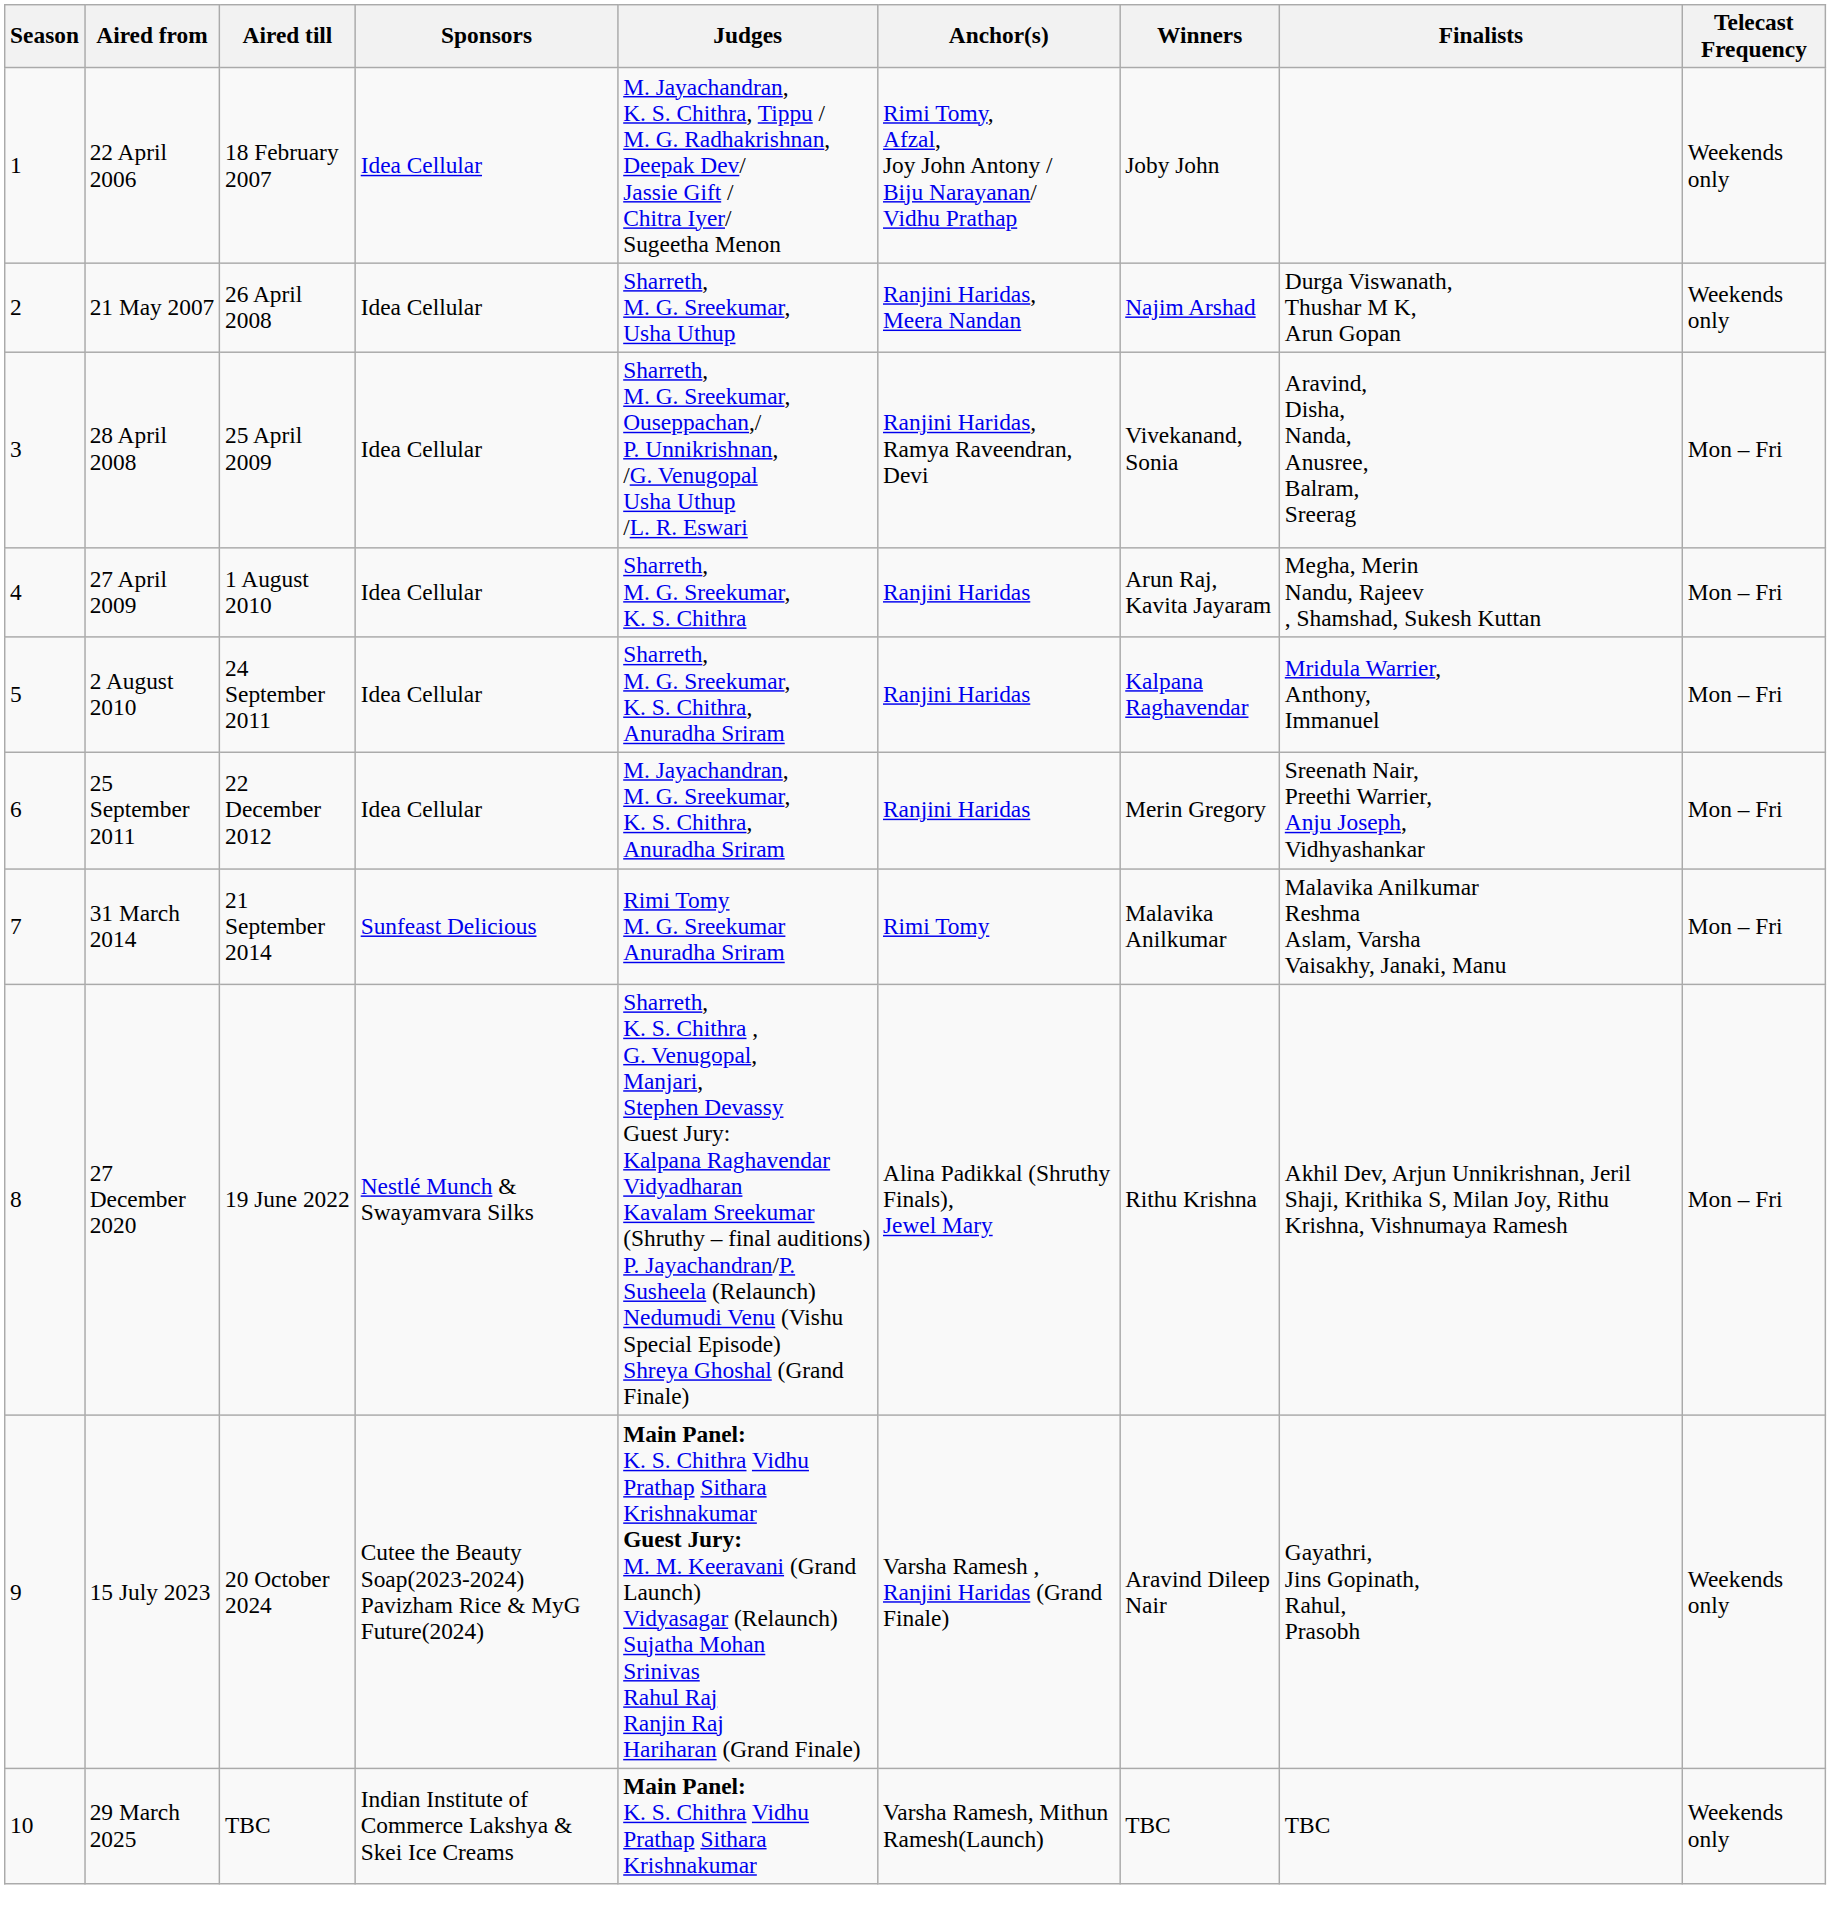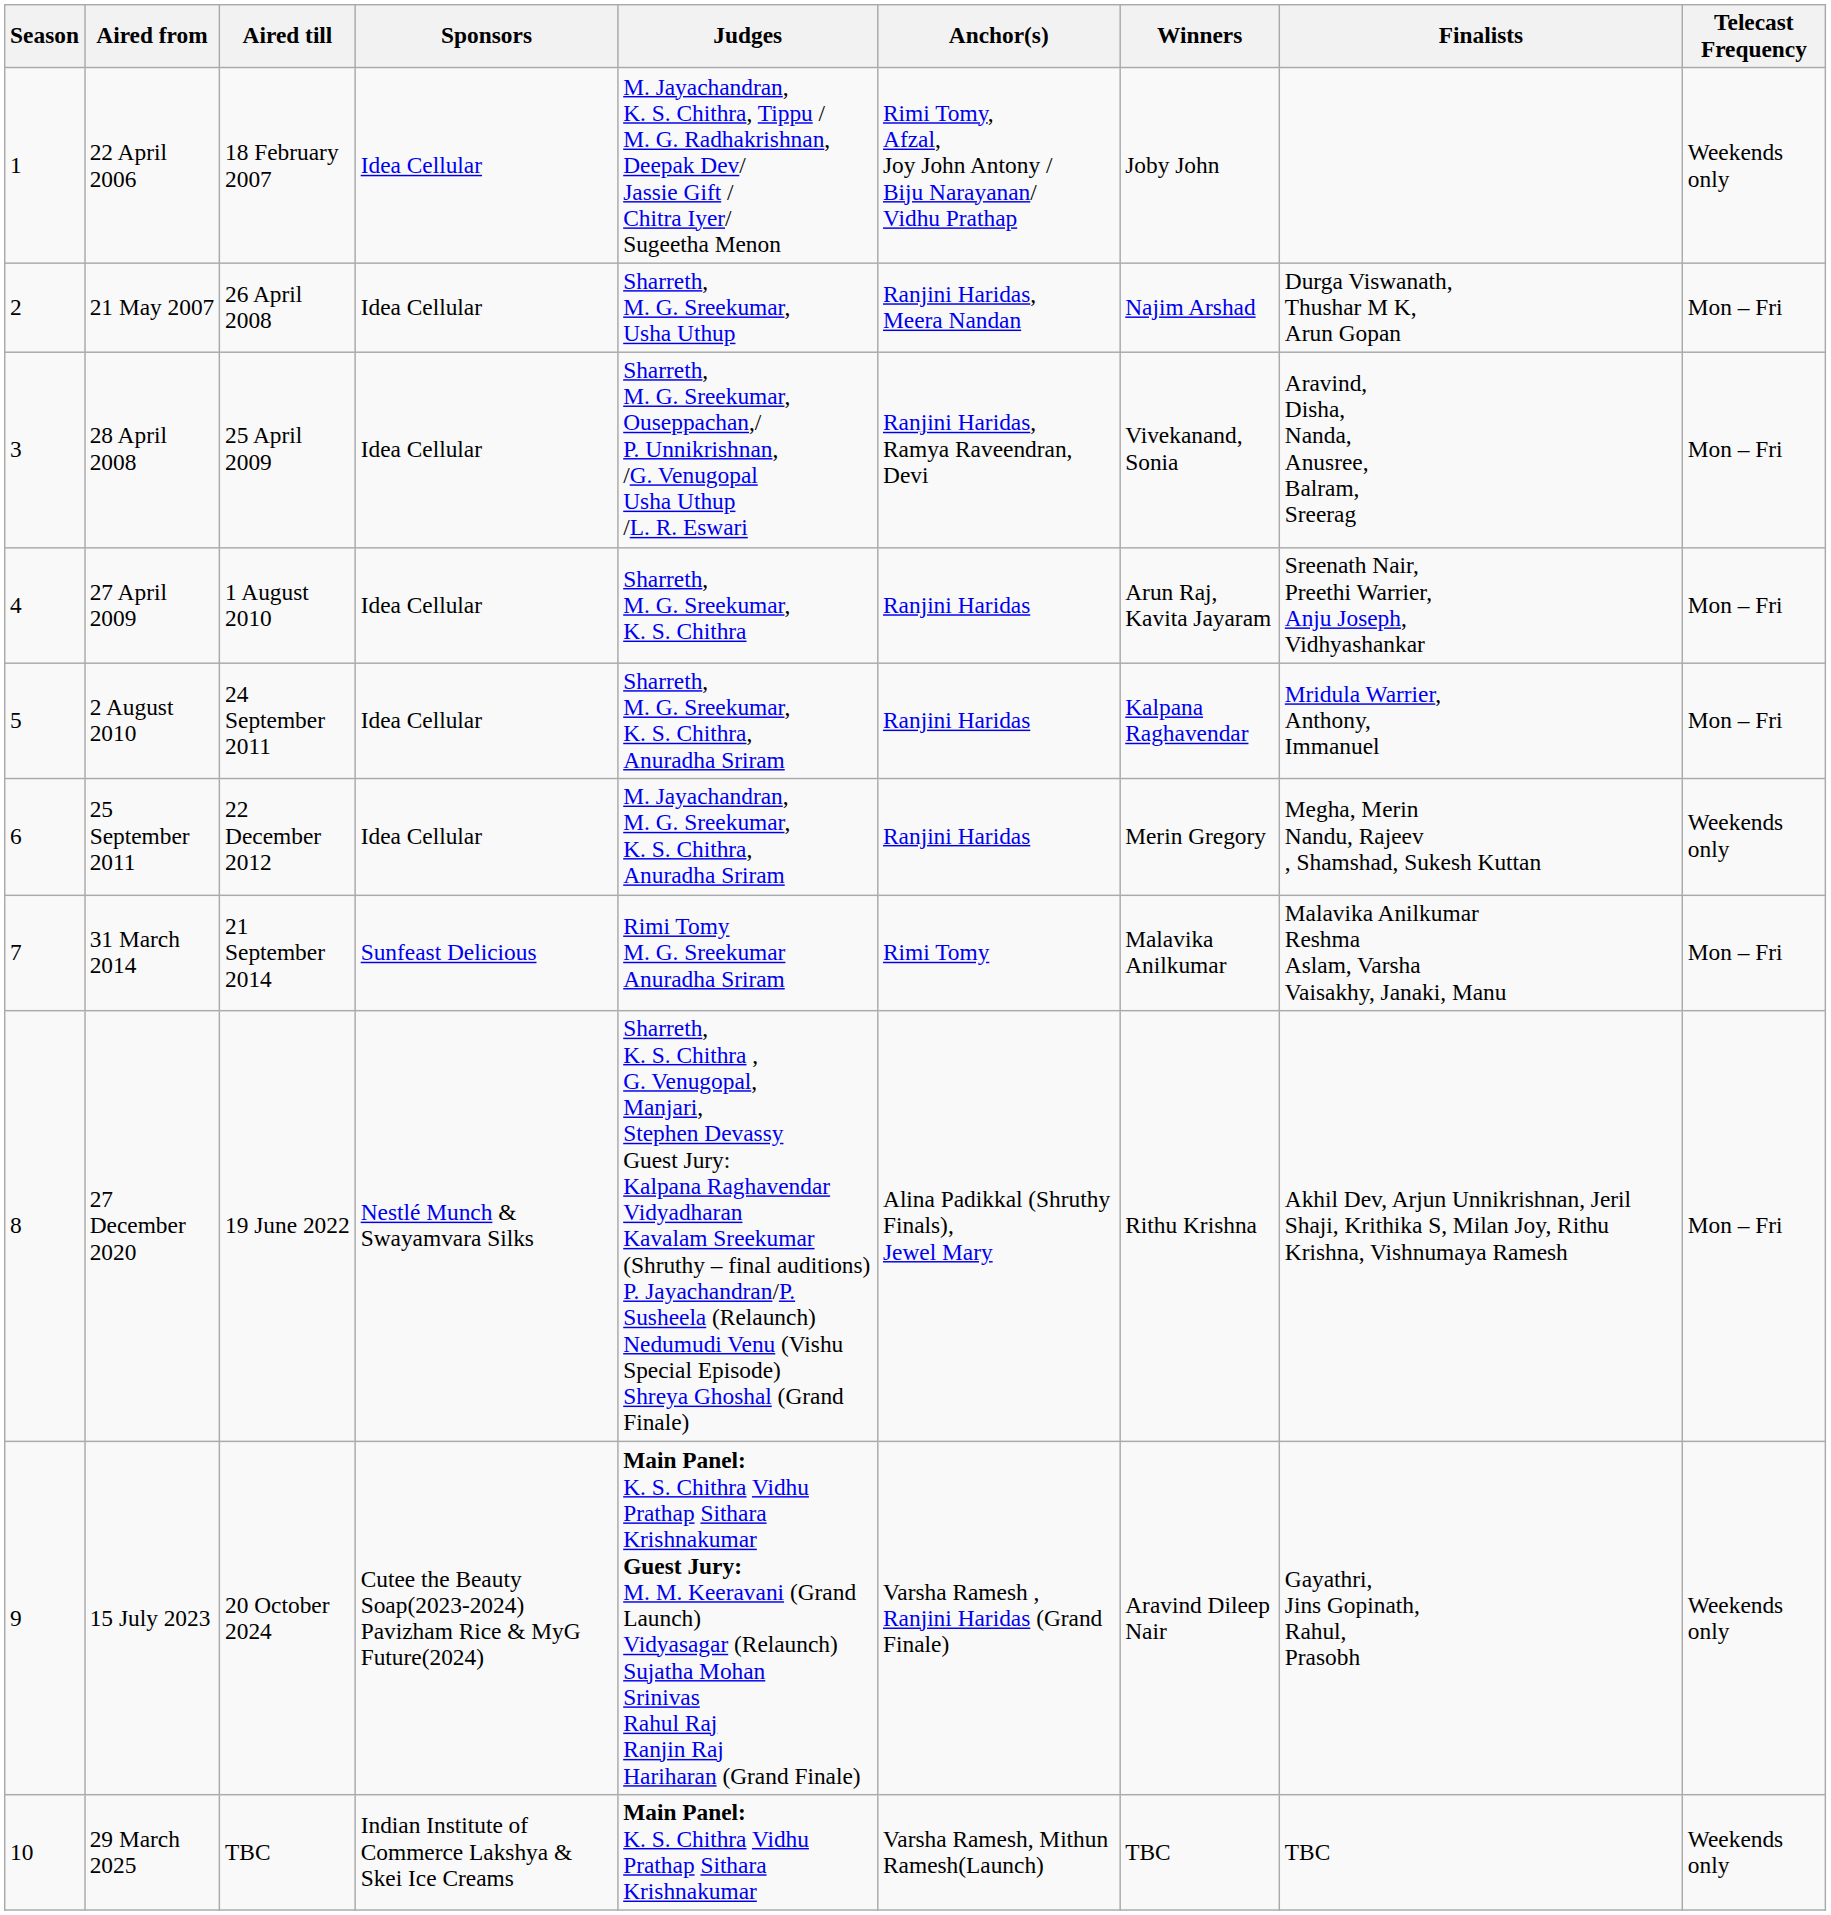(1736, 307) Weekends only -> (1735, 307) Mon – Fri
(1413, 591) Megha, Merin Nandu, Rajeev , Shamshad, Sukesh Kuttan -> (1358, 604) Sreenath Nair, Preethi Warrier, Anju Joseph, Vidhyashankar
(1358, 810) Sreenath Nair, Preethi Warrier, Anju Joseph, Vidhyashankar -> (1413, 836) Megha, Merin Nandu, Rajeev , Shamshad, Sukesh Kuttan
(1735, 810) Mon – Fri -> (1736, 836) Weekends only
